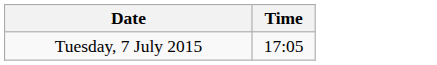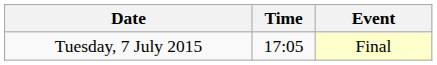+ column: (373, 18)
